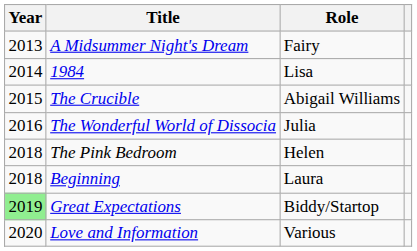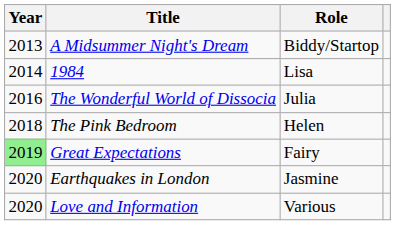(302, 44) Fairy -> (331, 44) Biddy/Startop
- row: (95, 98)
- row: (85, 179)
(331, 206) Biddy/Startop -> (302, 152) Fairy
+ row: (130, 179)
